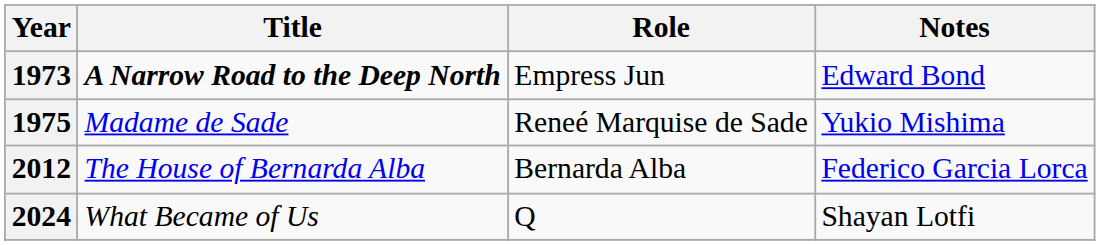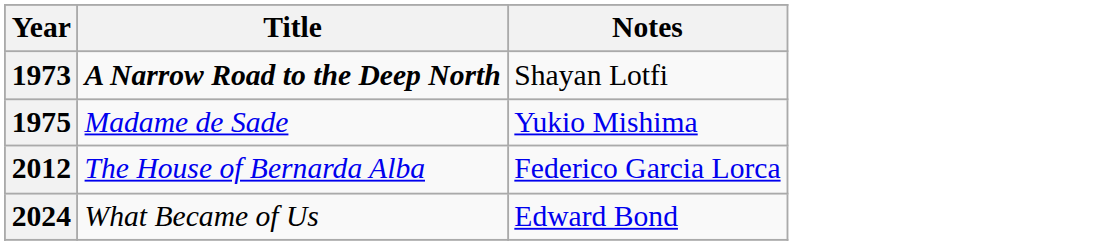- column: (661, 27)
(903, 74) Edward Bond -> (591, 74) Shayan Lotfi
(898, 215) Shayan Lotfi -> (596, 215) Edward Bond
